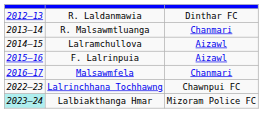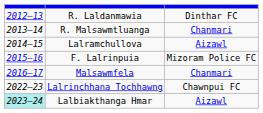(211, 58) Aizawl -> (211, 58) Mizoram Police FC
(211, 101) Mizoram Police FC -> (211, 101) Aizawl
